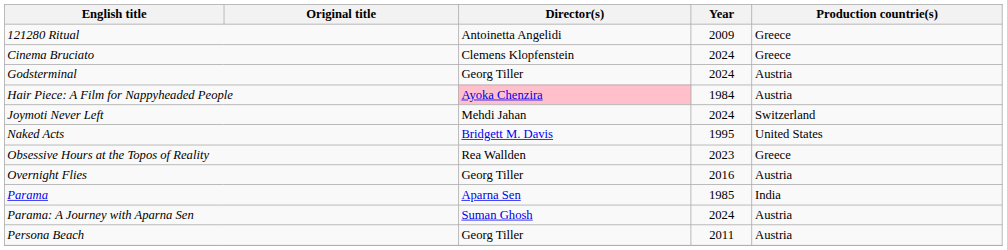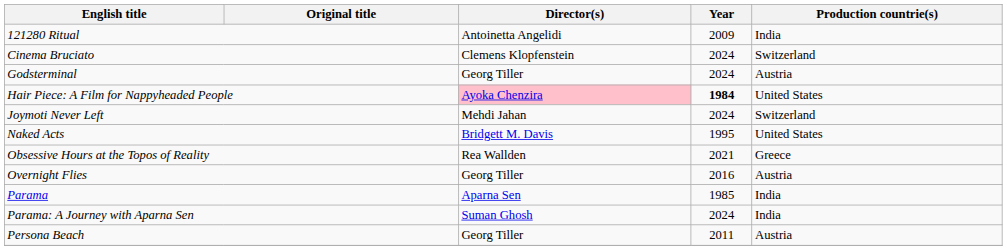(773, 34) Greece -> (768, 34) India
(773, 54) Greece -> (785, 54) Switzerland
(722, 94) normal -> (722, 94) bold
(774, 94) Austria -> (789, 94) United States
(722, 154) 2023 -> (722, 154) 2021
(774, 214) Austria -> (768, 214) India
